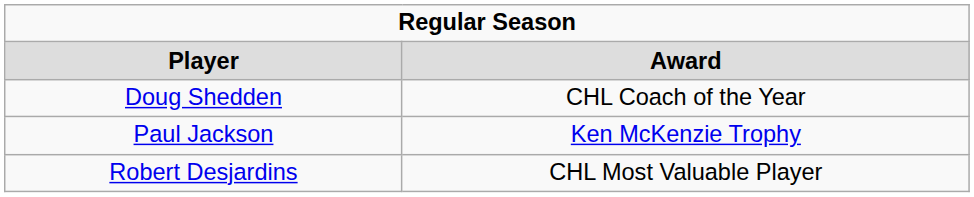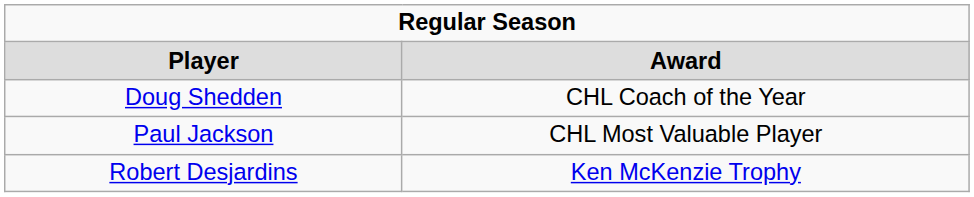(686, 135) Ken McKenzie Trophy -> (686, 135) CHL Most Valuable Player
(686, 172) CHL Most Valuable Player -> (686, 172) Ken McKenzie Trophy
